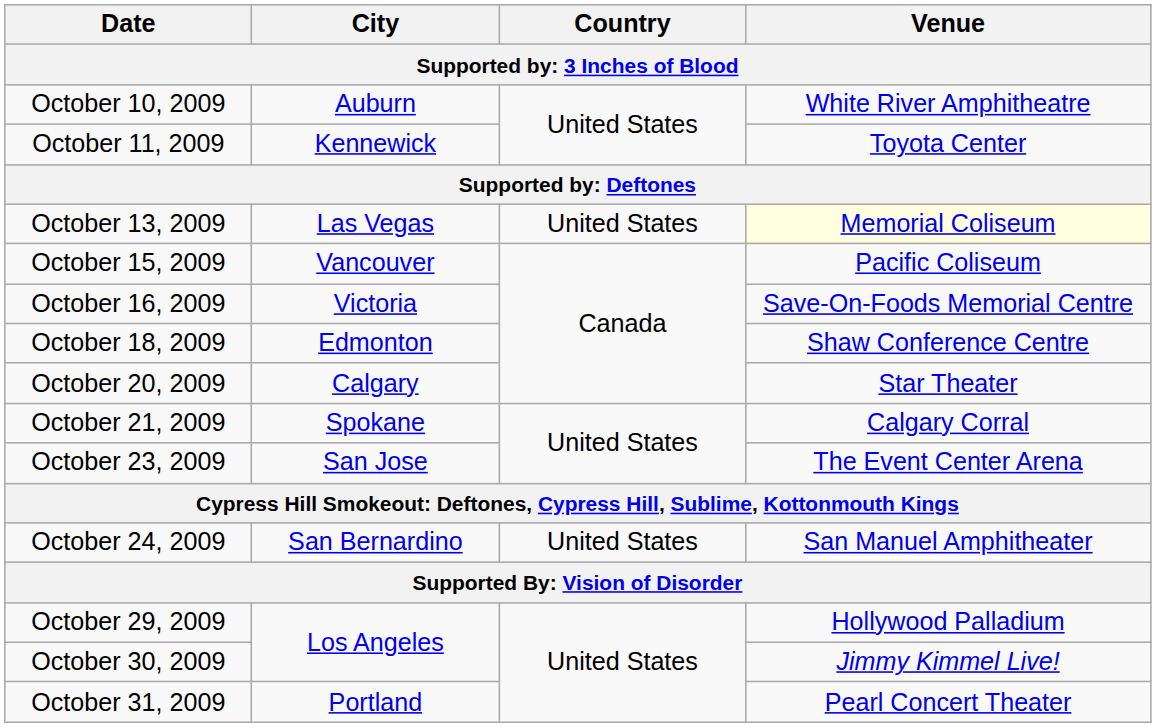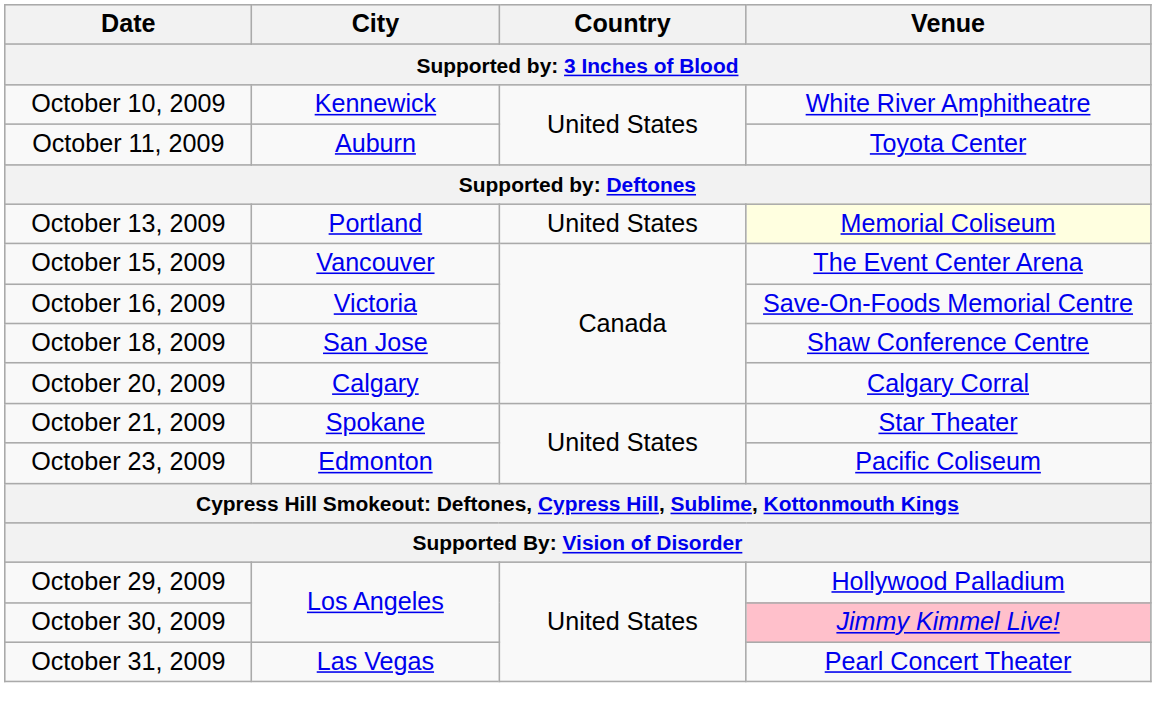(375, 104) Auburn -> (375, 104) Kennewick
(375, 143) Kennewick -> (375, 143) Auburn
(375, 223) Las Vegas -> (375, 223) Portland
(948, 263) Pacific Coliseum -> (948, 263) The Event Center Arena
(375, 343) Edmonton -> (375, 343) San Jose
(948, 382) Star Theater -> (948, 382) Calgary Corral
(948, 422) Calgary Corral -> (948, 422) Star Theater
(375, 462) San Jose -> (375, 462) Edmonton
(948, 462) The Event Center Arena -> (948, 462) Pacific Coliseum
- row: (128, 542)
(948, 661) no background -> (948, 622) pink background
(375, 701) Portland -> (375, 661) Las Vegas
